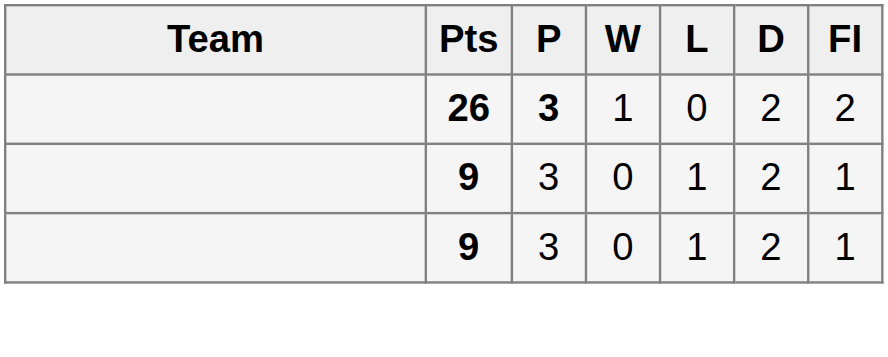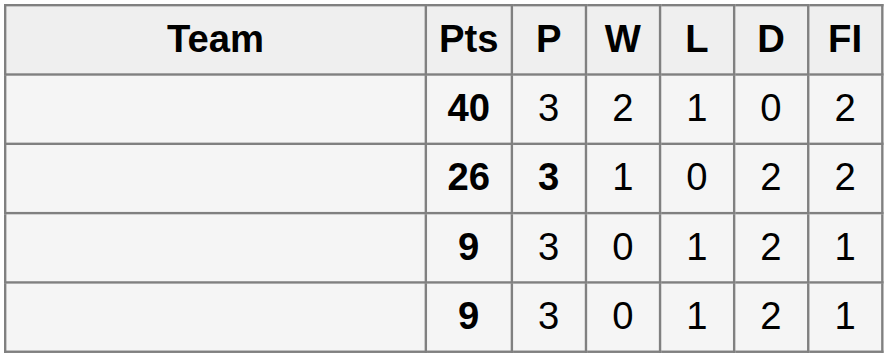+ row: (469, 108)
